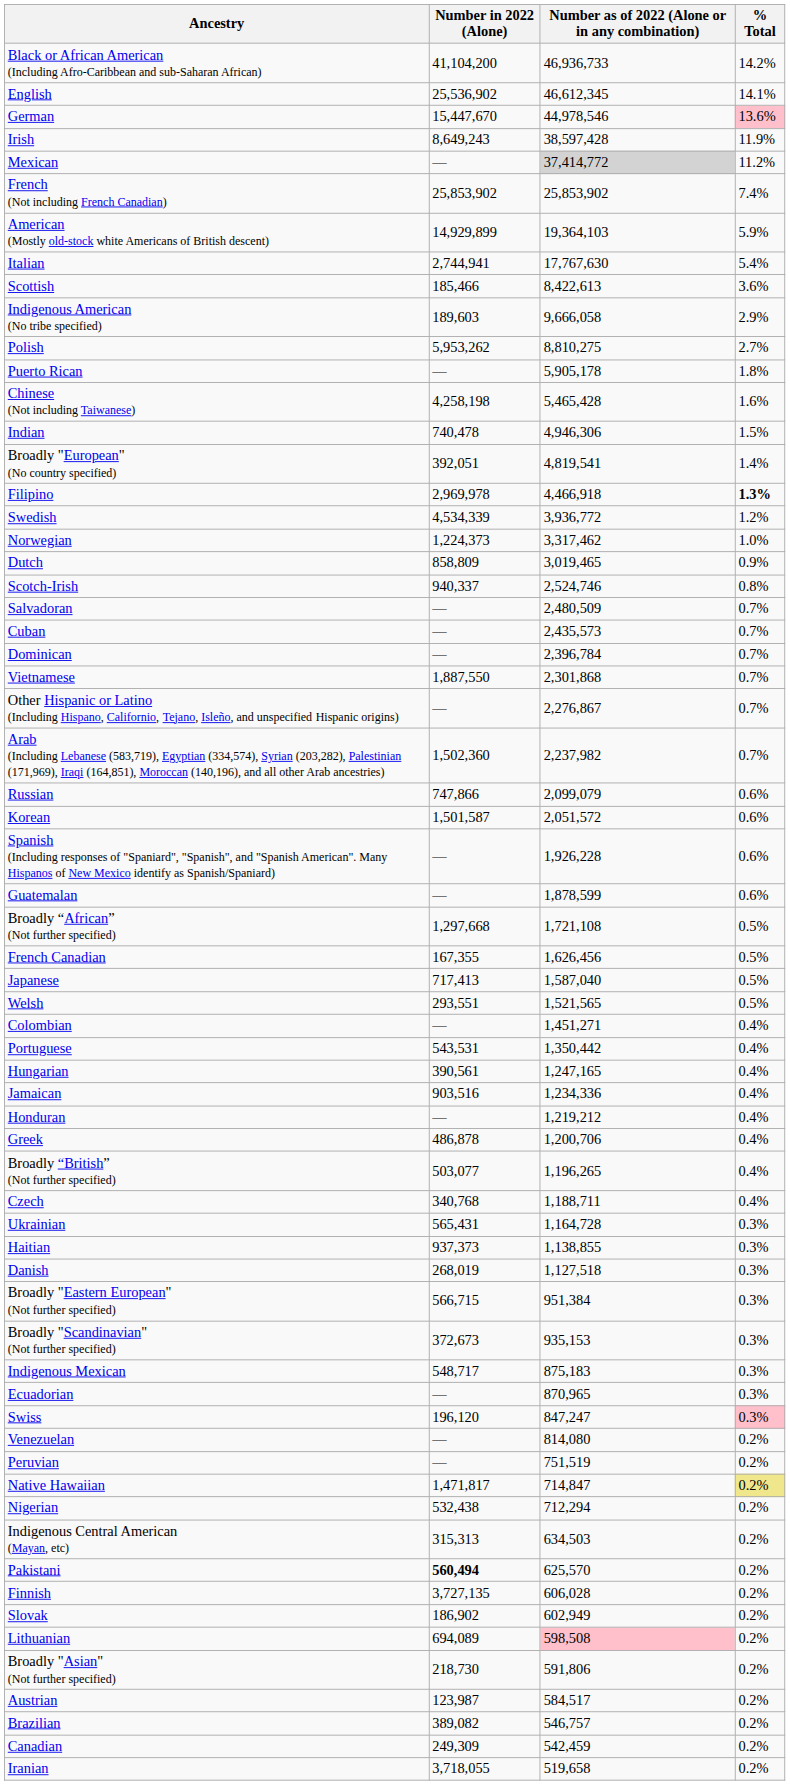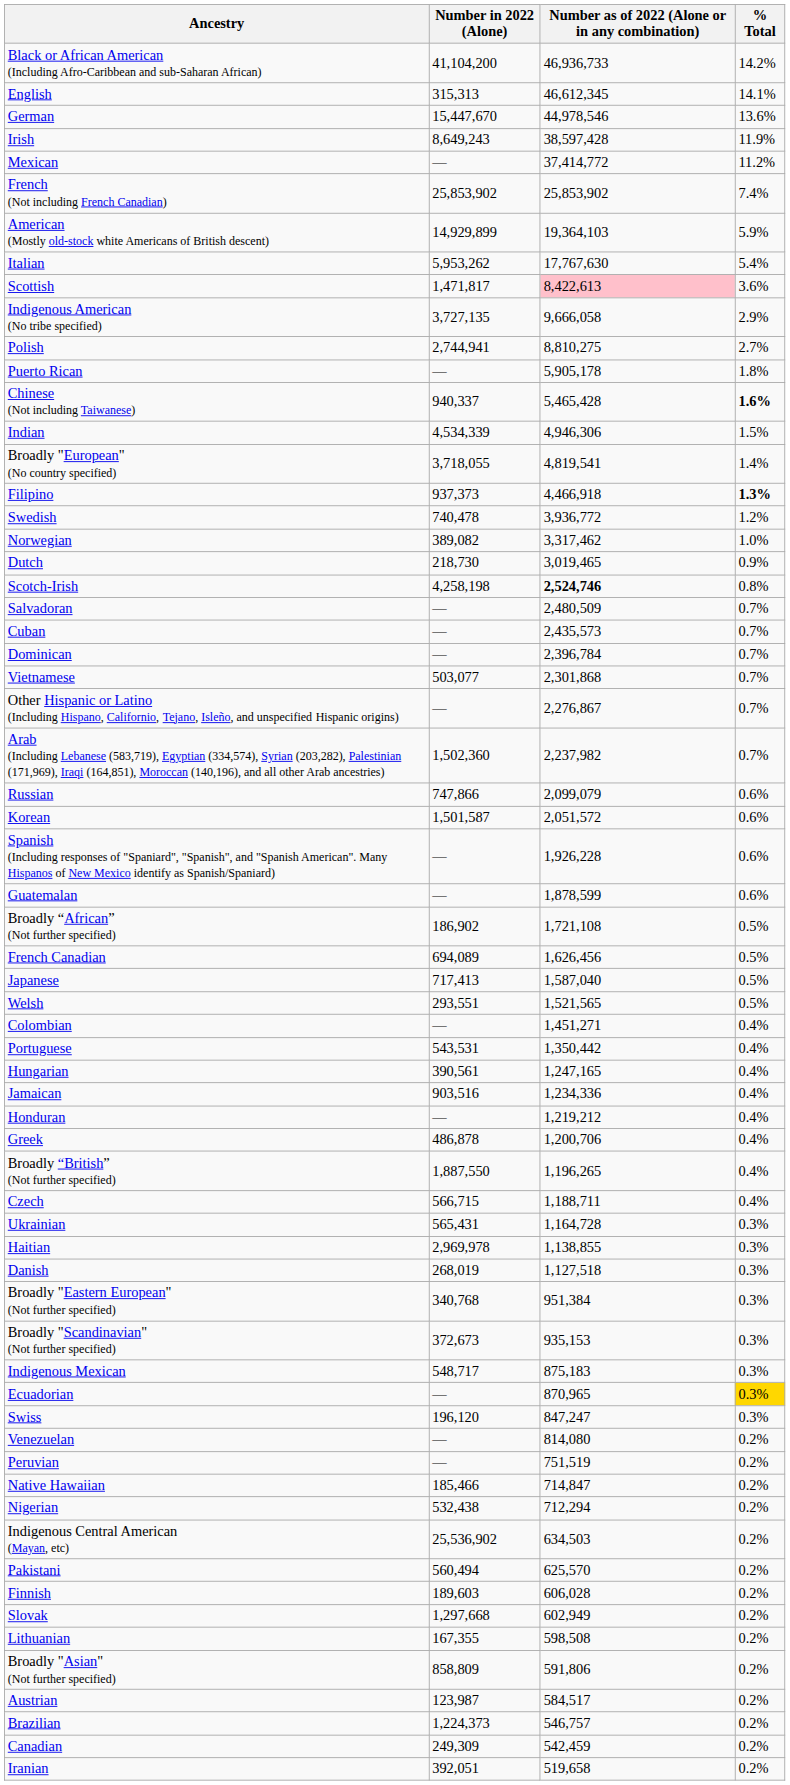(465, 93) 25,536,902 -> (456, 93) 315,313
(757, 116) pink background -> (757, 116) no background
(576, 162) lightgrey background -> (576, 162) no background
(461, 263) 2,744,941 -> (461, 263) 5,953,262
(456, 286) 185,466 -> (461, 286) 1,471,817
(572, 286) no background -> (572, 286) pink background
(456, 317) 189,603 -> (461, 317) 3,727,135
(461, 348) 5,953,262 -> (461, 348) 2,744,941
(461, 401) 4,258,198 -> (456, 401) 940,337
(753, 401) normal -> (755, 401) bold
(456, 432) 740,478 -> (461, 432) 4,534,339
(456, 463) 392,051 -> (461, 463) 3,718,055
(461, 494) 2,969,978 -> (456, 494) 937,373
(461, 517) 4,534,339 -> (456, 517) 740,478
(461, 540) 1,224,373 -> (456, 540) 389,082
(456, 563) 858,809 -> (456, 563) 218,730
(456, 586) 940,337 -> (461, 586) 4,258,198
(572, 586) normal -> (572, 586) bold
(461, 677) 1,887,550 -> (456, 677) 503,077
(461, 926) 1,297,668 -> (456, 926) 186,902
(456, 957) 167,355 -> (456, 957) 694,089
(456, 1170) 503,077 -> (461, 1170) 1,887,550
(456, 1201) 340,768 -> (456, 1201) 566,715
(456, 1247) 937,373 -> (461, 1247) 2,969,978
(456, 1301) 566,715 -> (456, 1301) 340,768
(753, 1394) no background -> (753, 1394) gold background
(753, 1416) pink background -> (753, 1416) no background
(461, 1485) 1,471,817 -> (456, 1485) 185,466
(753, 1485) khaki background -> (753, 1485) no background
(456, 1539) 315,313 -> (465, 1539) 25,536,902
(456, 1570) bold -> (456, 1570) normal
(461, 1593) 3,727,135 -> (456, 1593) 189,603
(456, 1615) 186,902 -> (461, 1615) 1,297,668
(456, 1638) 694,089 -> (456, 1638) 167,355
(567, 1638) pink background -> (567, 1638) no background
(456, 1669) 218,730 -> (456, 1669) 858,809
(456, 1723) 389,082 -> (461, 1723) 1,224,373
(461, 1769) 3,718,055 -> (456, 1769) 392,051
